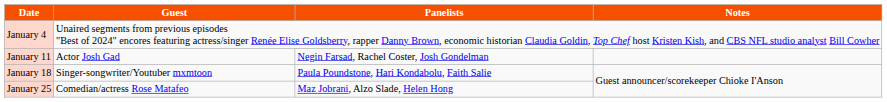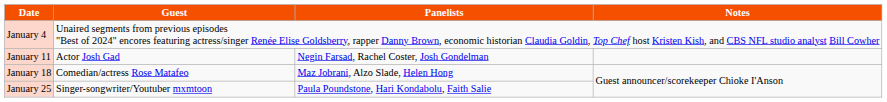(134, 72) Singer-songwriter/Youtuber mxmtoon -> (122, 72) Comedian/actress Rose Matafeo
(394, 72) Paula Poundstone, Hari Kondabolu, Faith Salie -> (375, 72) Maz Jobrani, Alzo Slade, Helen Hong
(122, 89) Comedian/actress Rose Matafeo -> (134, 89) Singer-songwriter/Youtuber mxmtoon
(375, 89) Maz Jobrani, Alzo Slade, Helen Hong -> (394, 89) Paula Poundstone, Hari Kondabolu, Faith Salie
